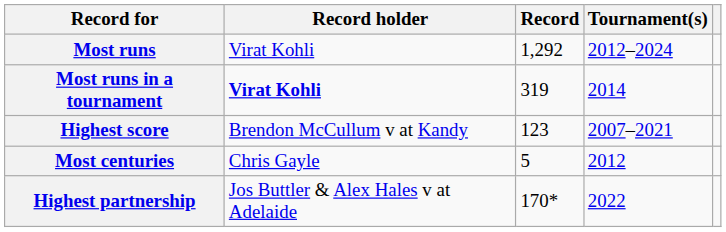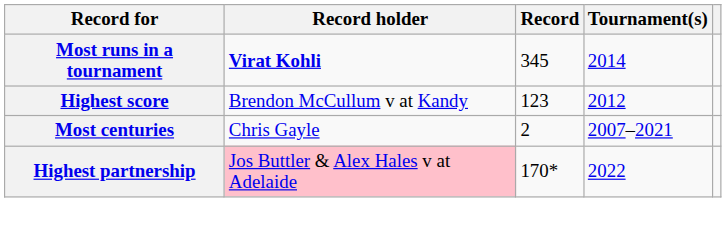- row: (115, 49)
(535, 89) 319 -> (535, 60) 345
(630, 130) 2007–2021 -> (607, 100) 2012
(525, 160) 5 -> (525, 130) 2
(607, 160) 2012 -> (630, 130) 2007–2021
(340, 201) no background -> (340, 171) pink background
